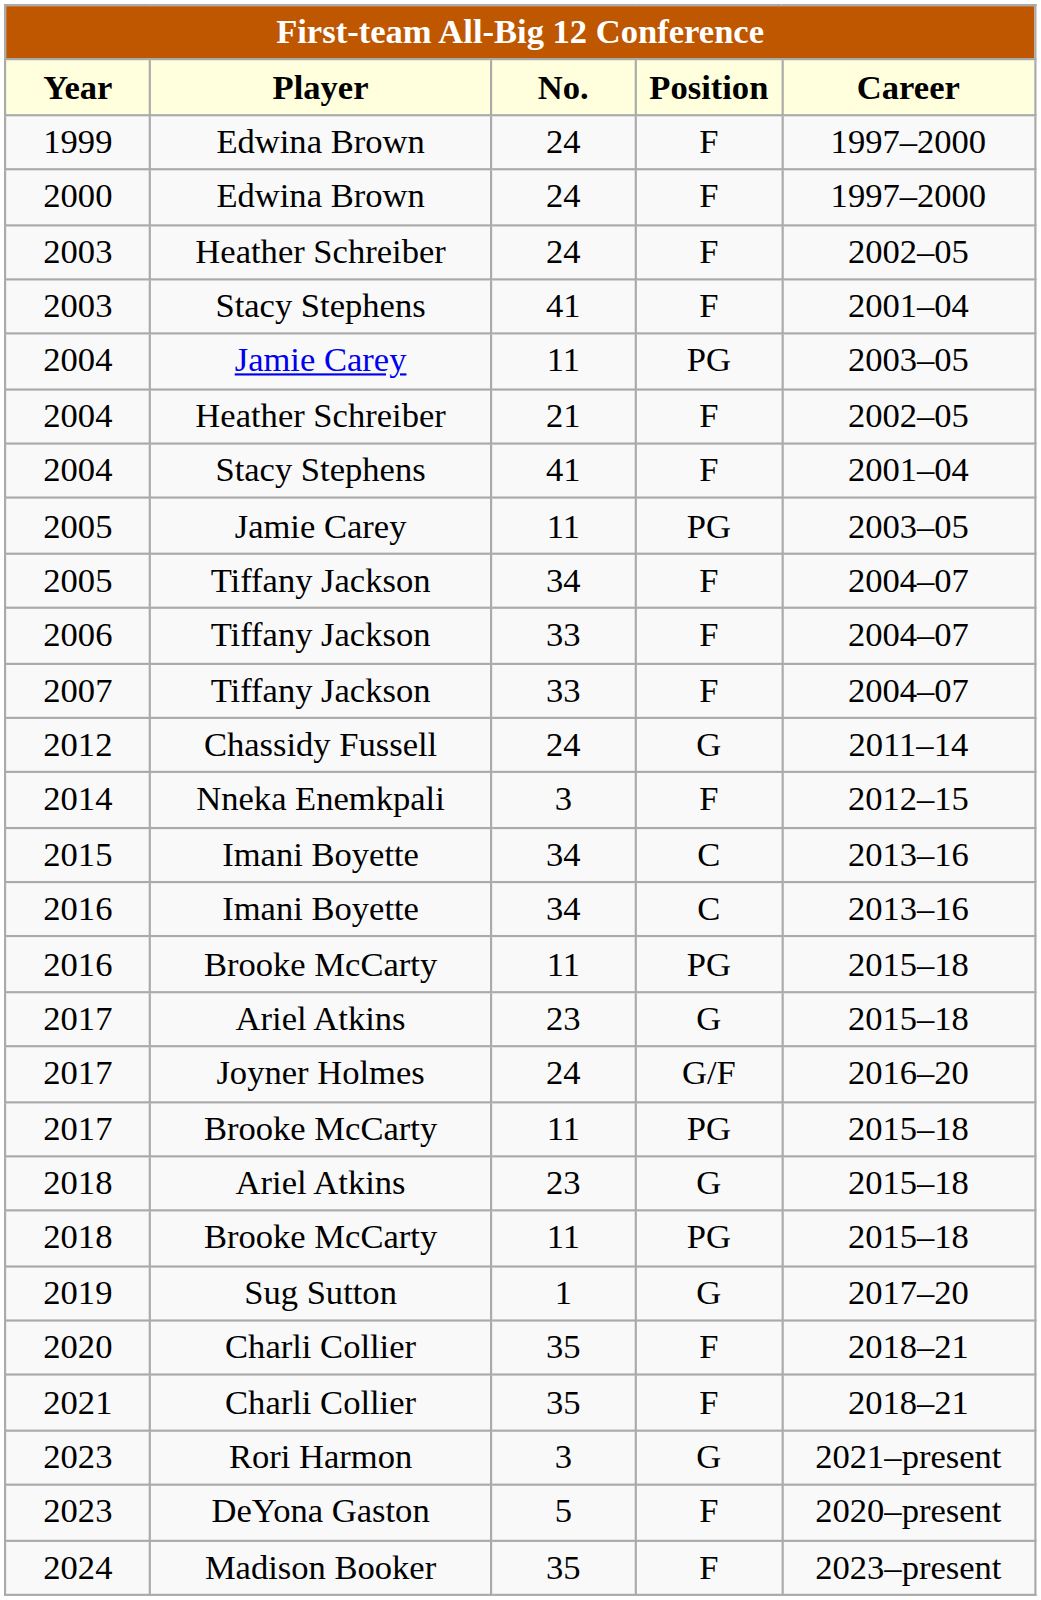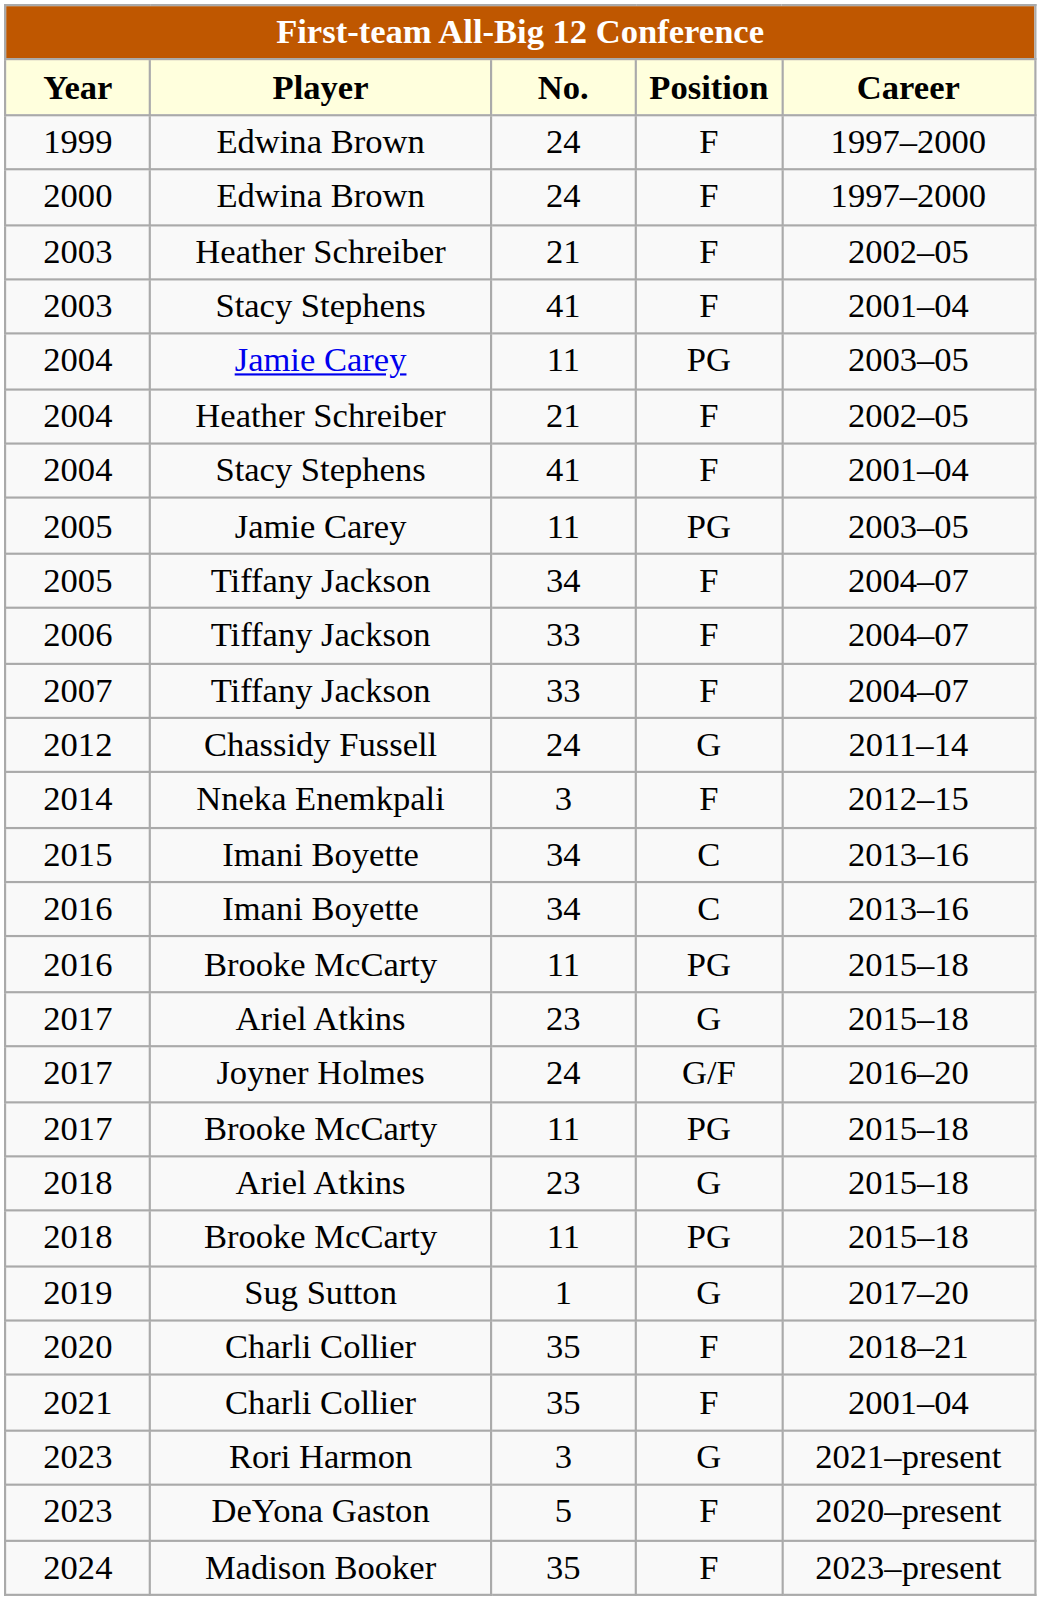(563, 251) 24 -> (563, 251) 21
(908, 1402) 2018–21 -> (908, 1402) 2001–04
